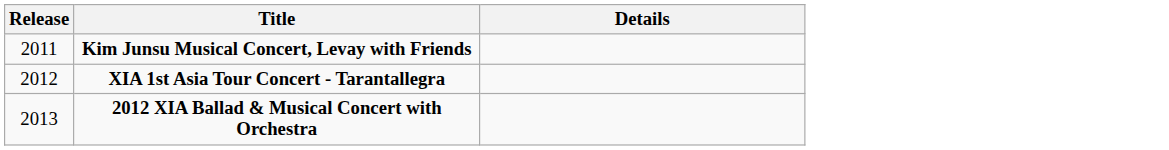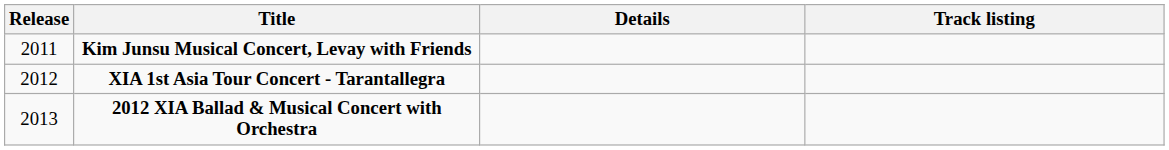+ column: (984, 19)
